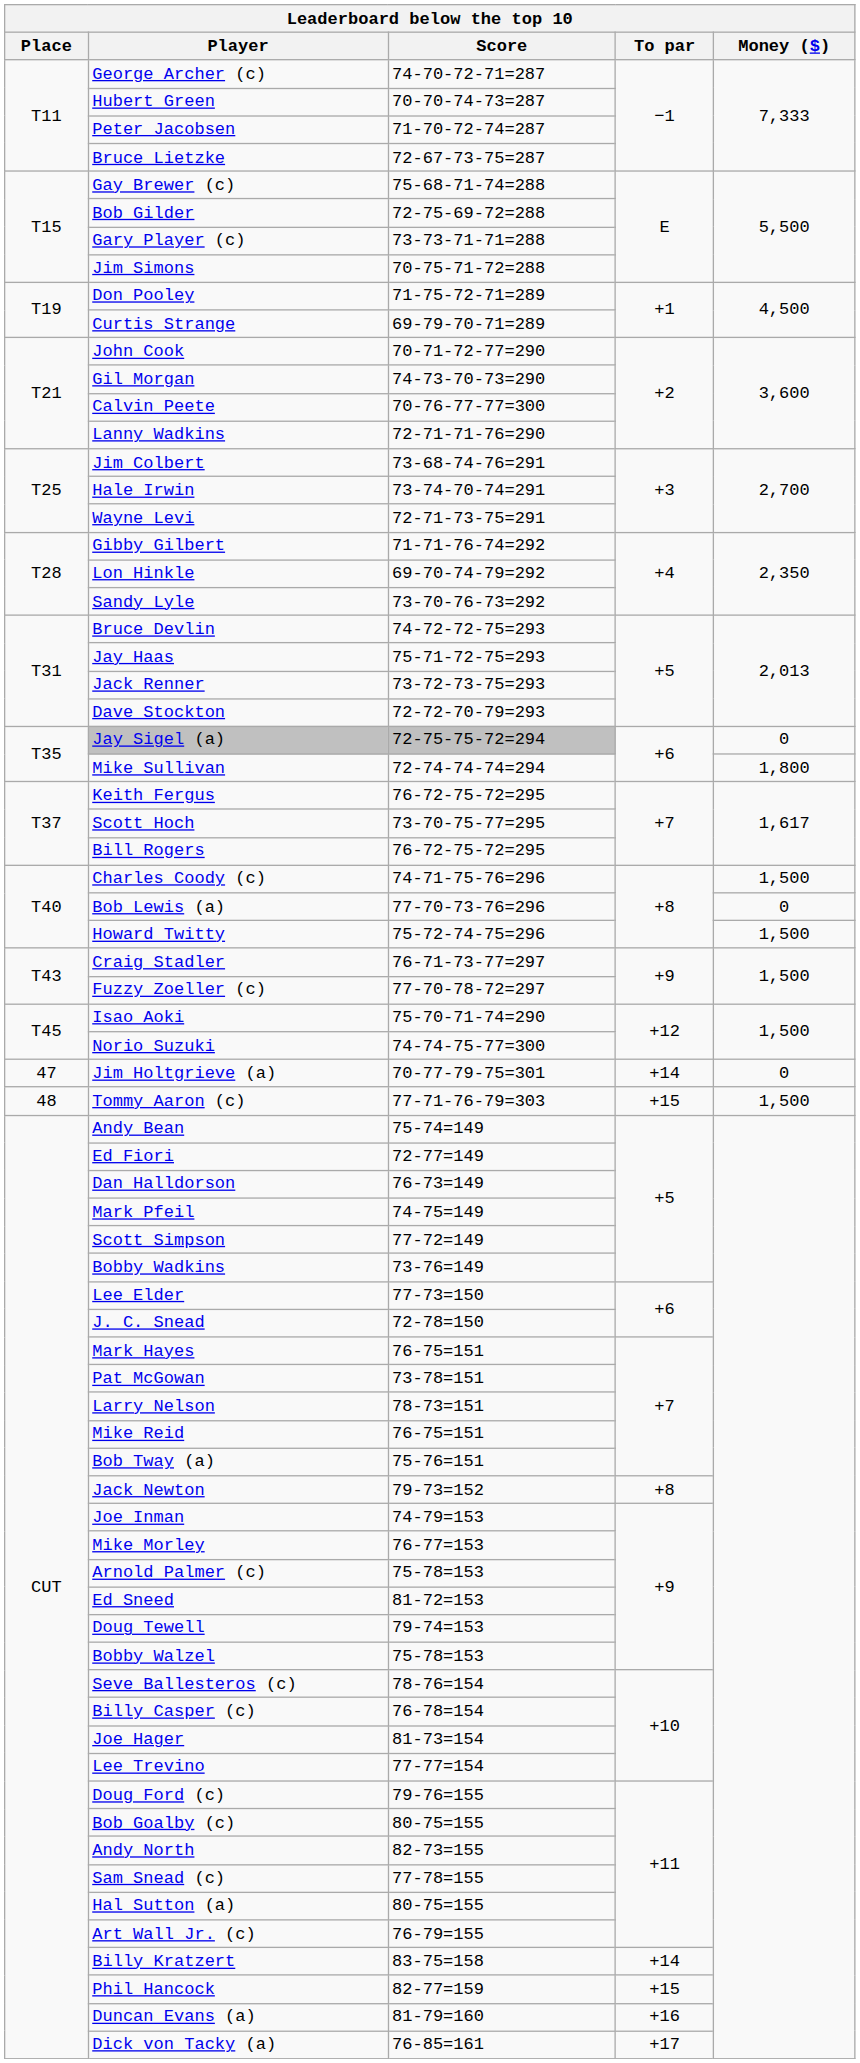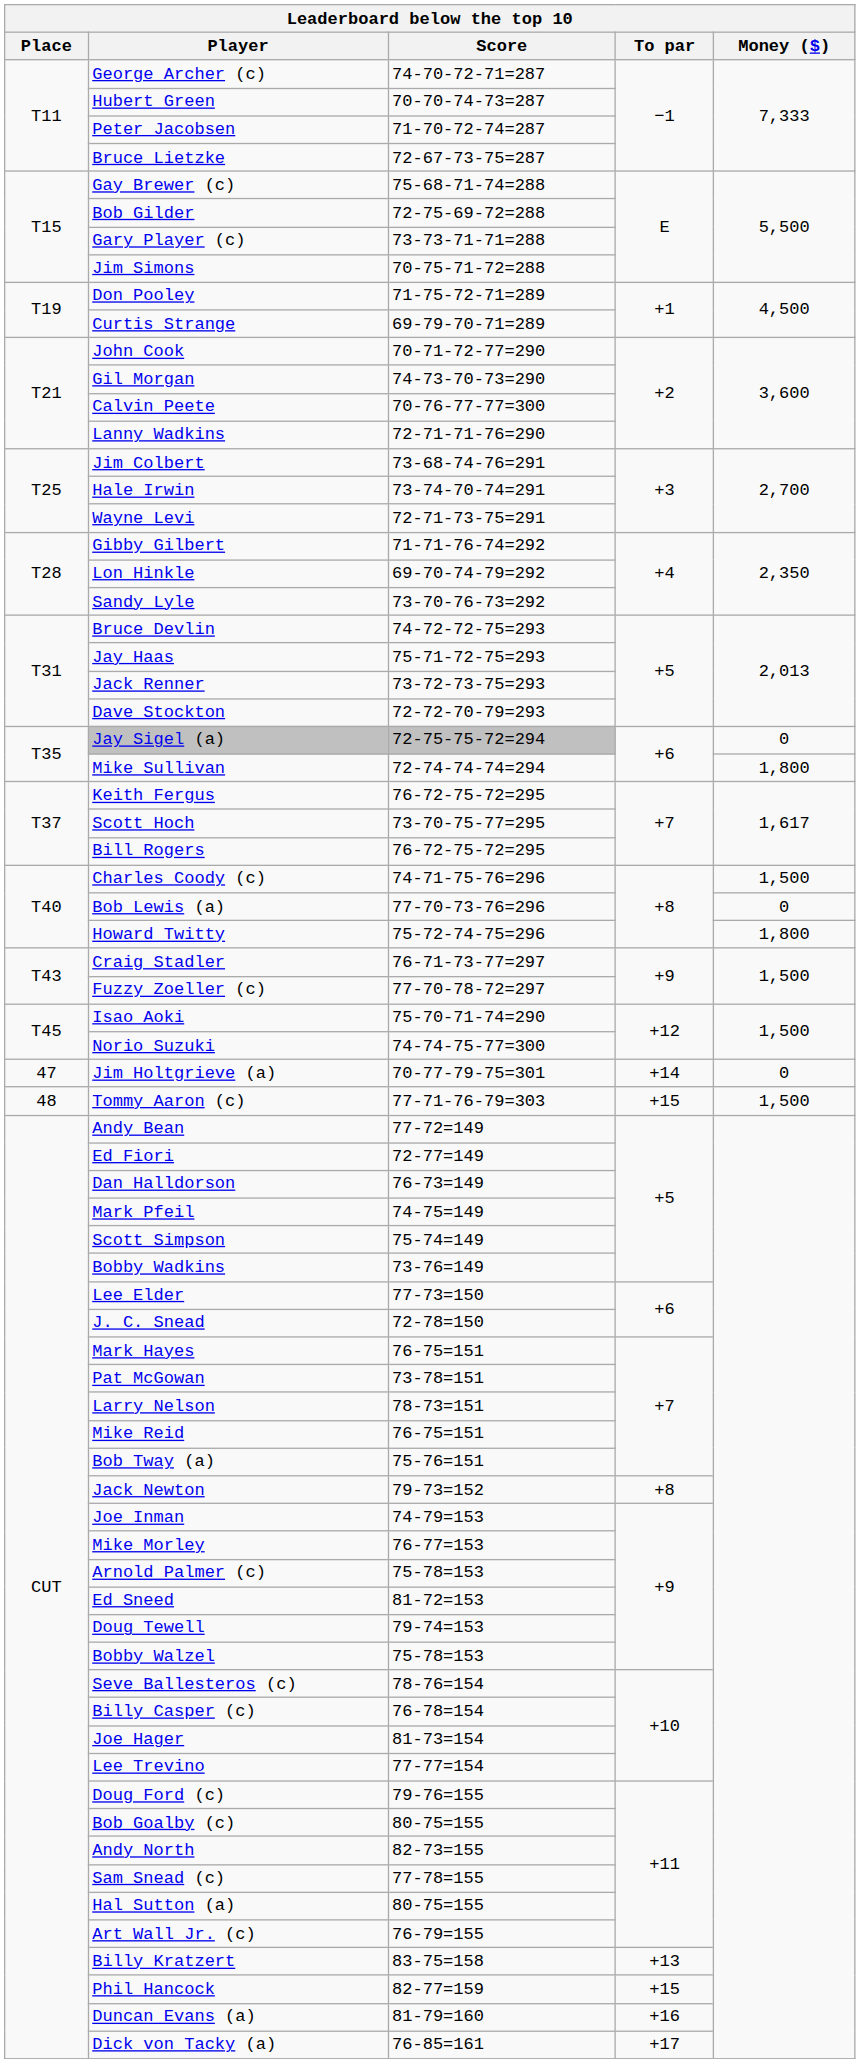(784, 934) 1,500 -> (784, 934) 1,800
(438, 1129) 75-74=149 -> (438, 1129) 77-72=149
(438, 1240) 77-72=149 -> (438, 1240) 75-74=149
(665, 1961) +14 -> (665, 1961) +13
